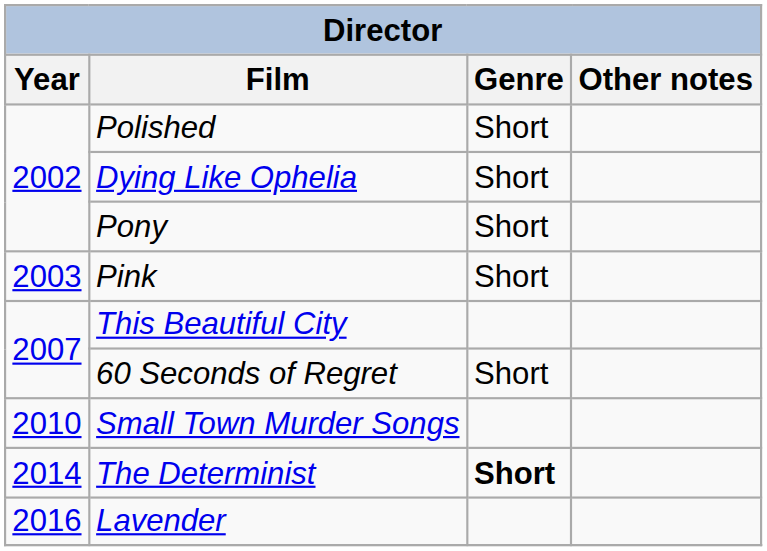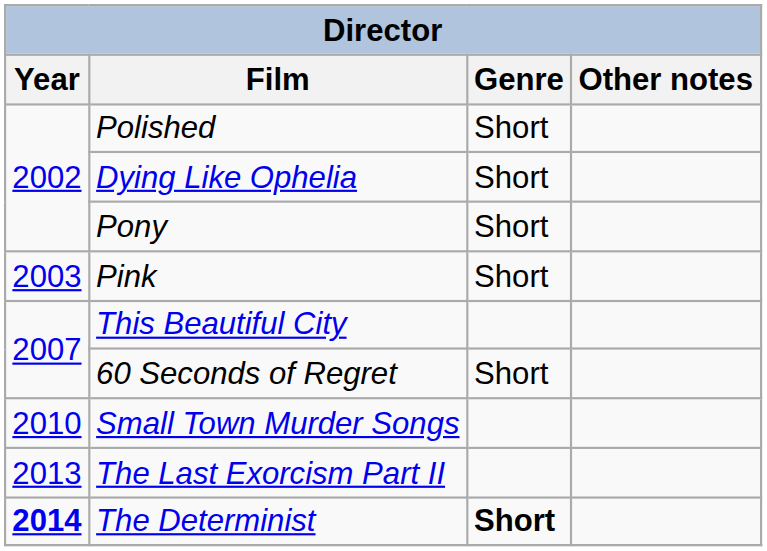+ row: (271, 472)
(47, 472) normal -> (47, 521) bold
- row: (161, 521)
